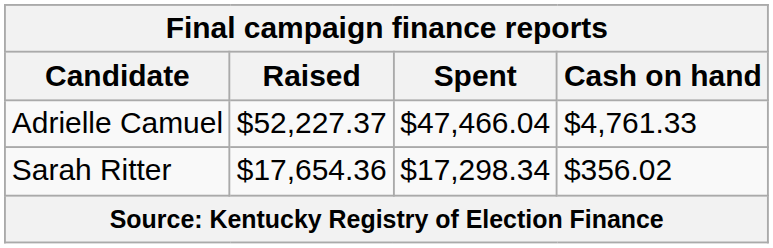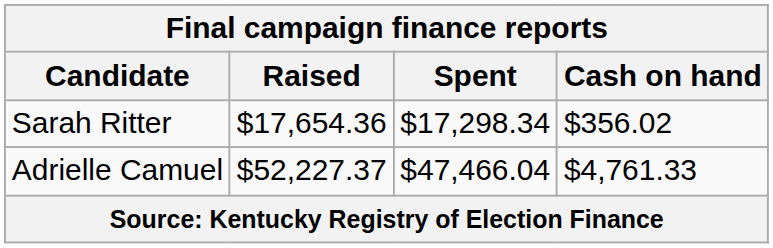rows swapped: (117, 123) <-> (92, 170)
